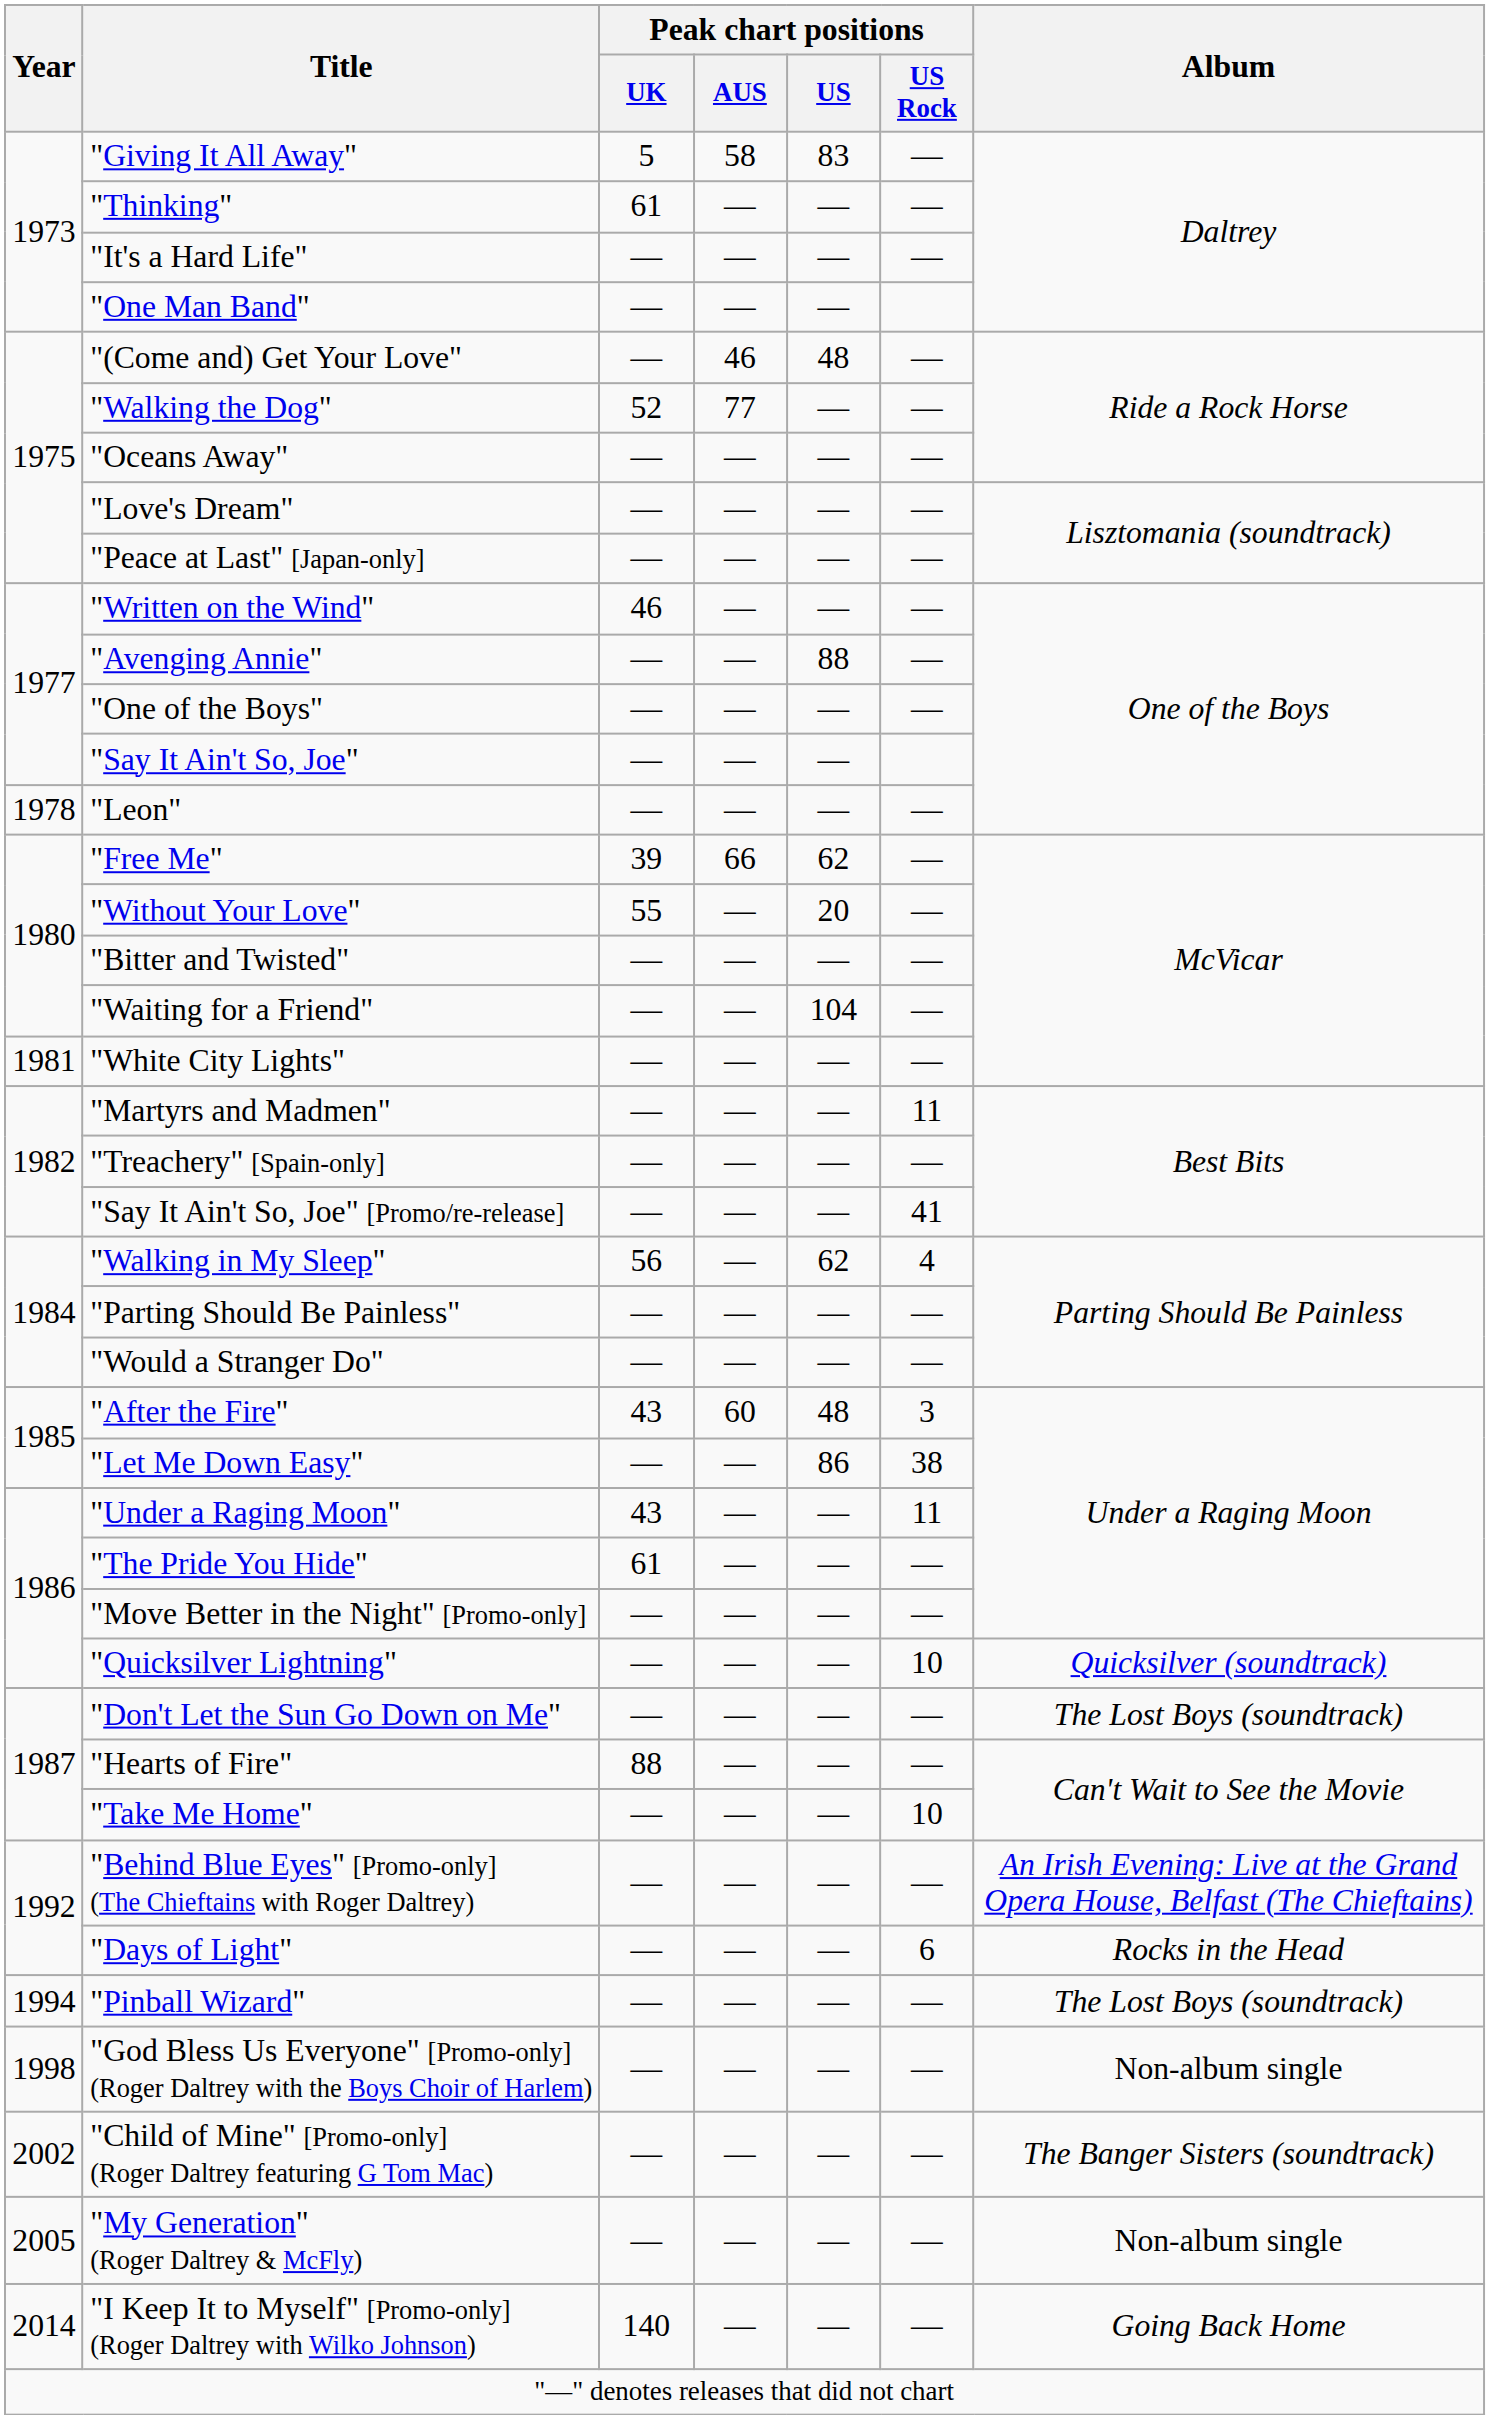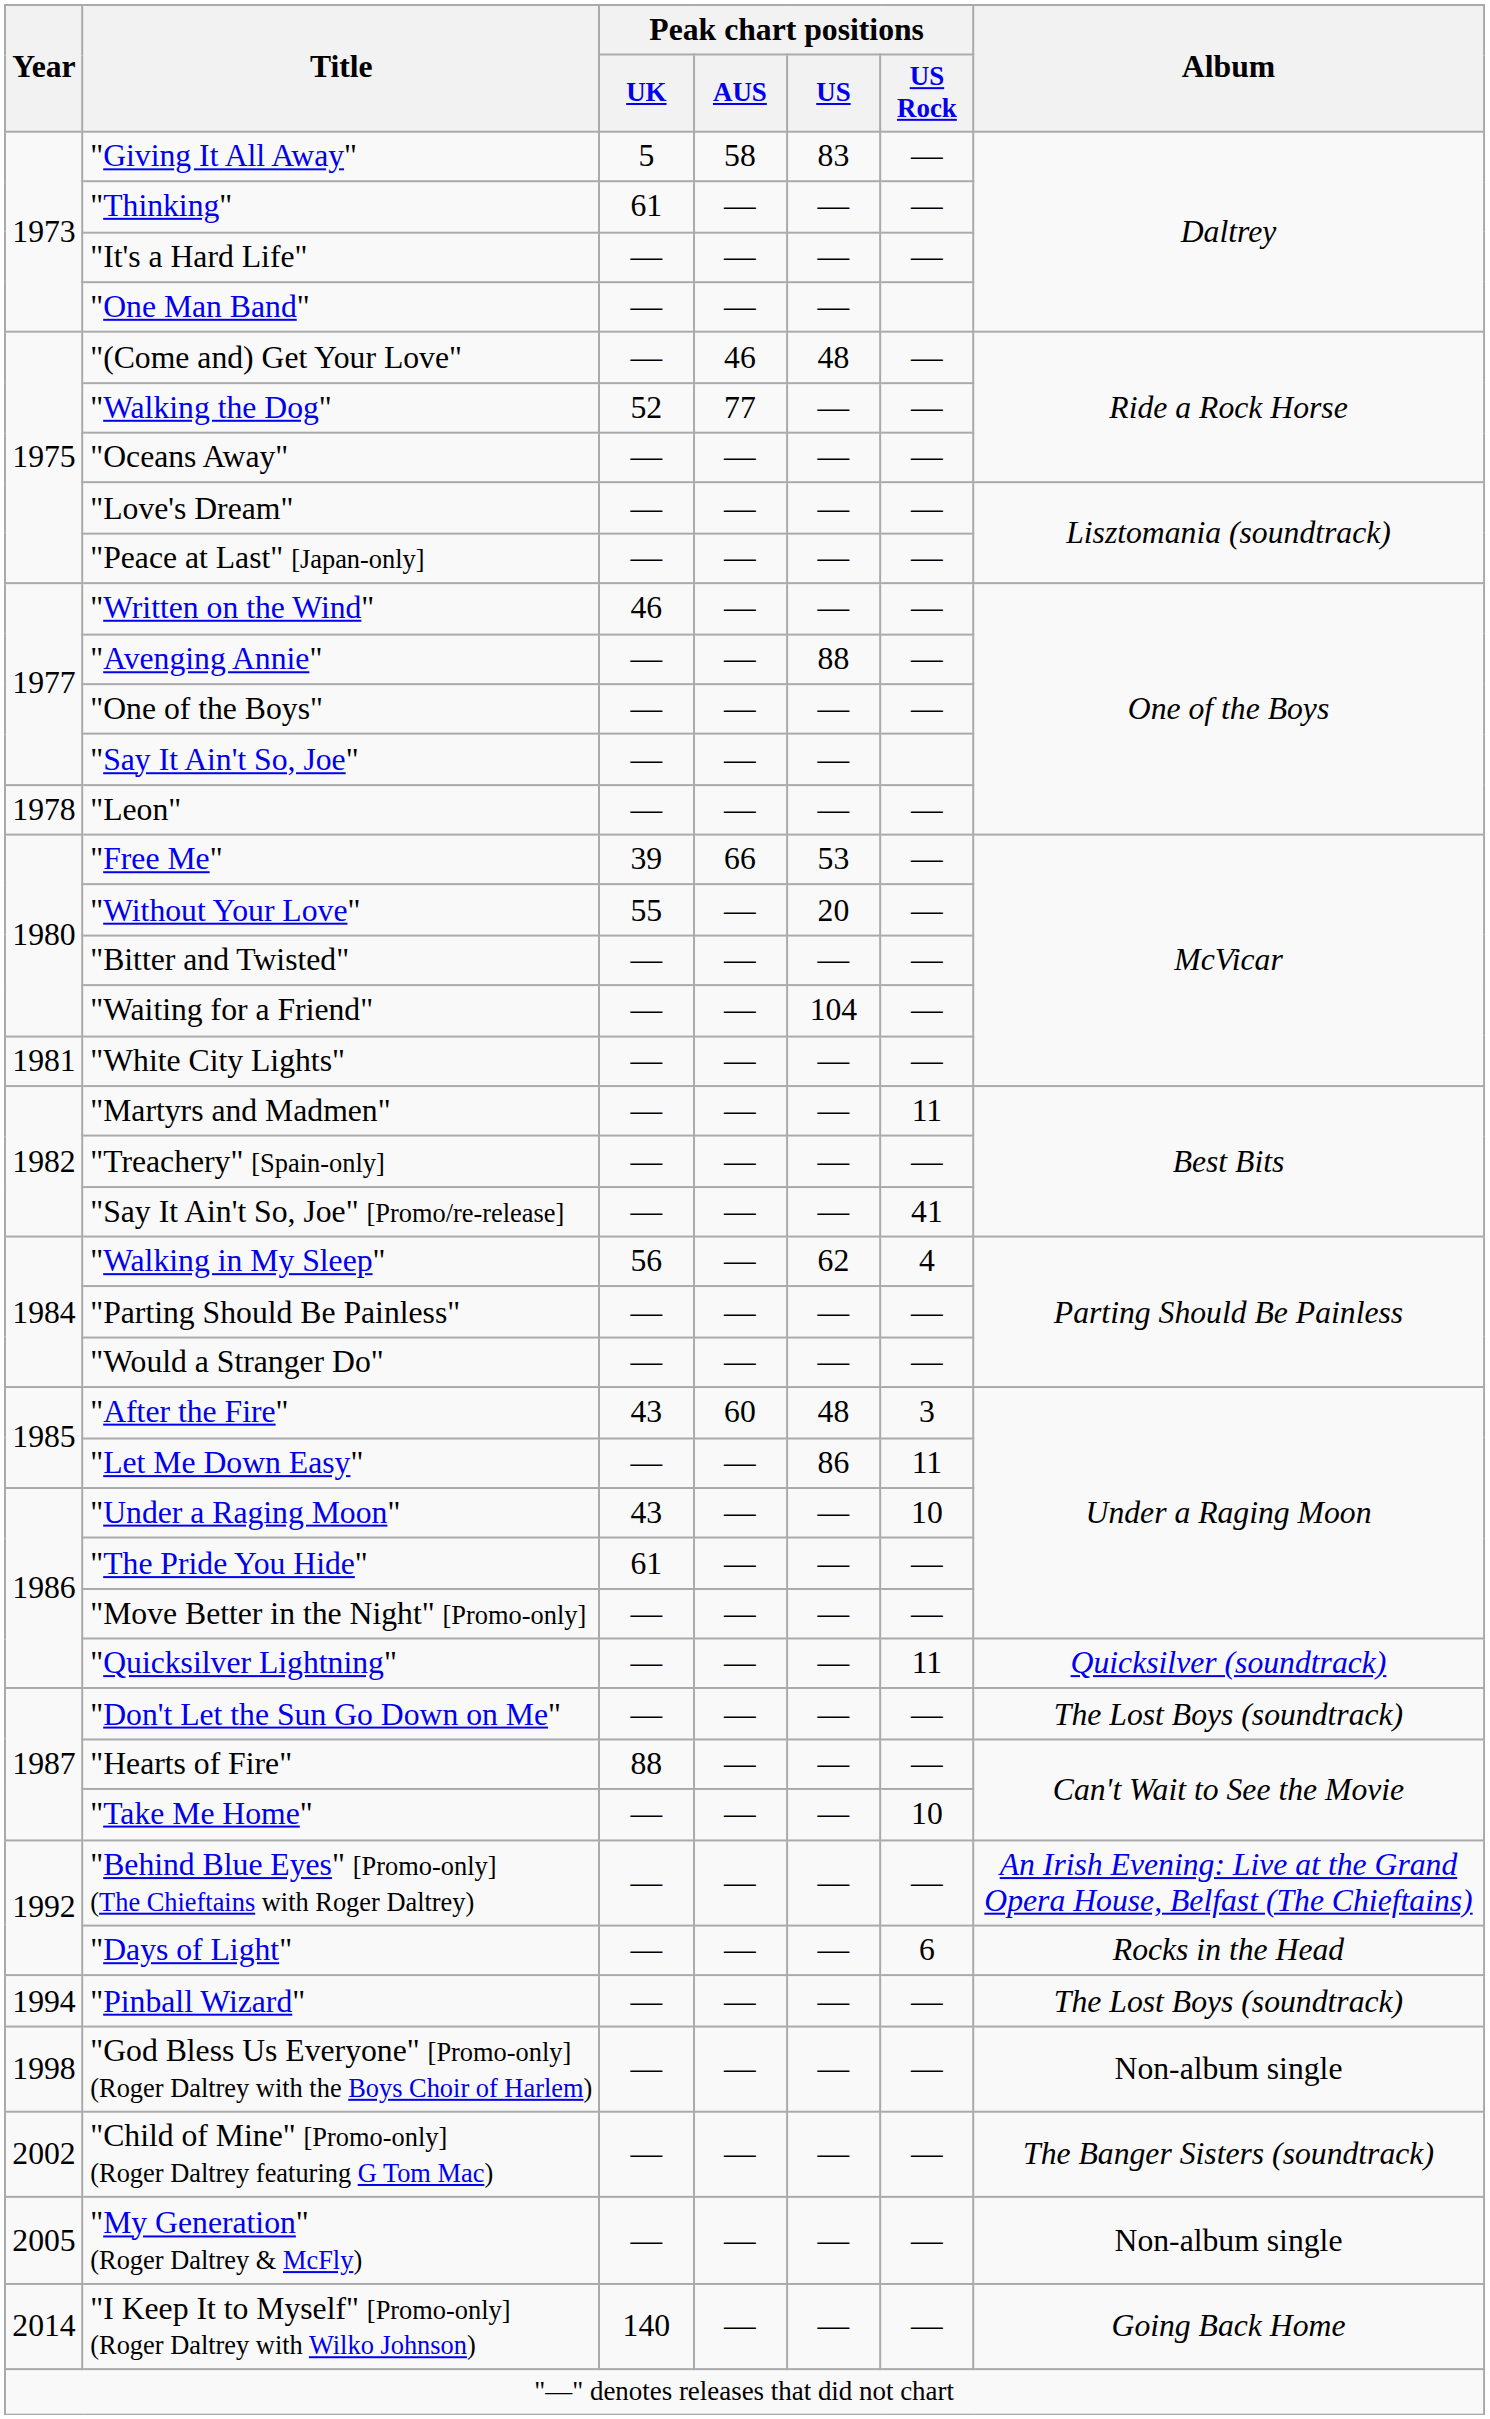(833, 859) 62 -> (833, 859) 53
(927, 1462) 38 -> (927, 1462) 11
(927, 1512) 11 -> (927, 1512) 10
(927, 1663) 10 -> (927, 1663) 11
